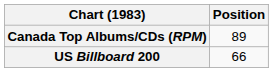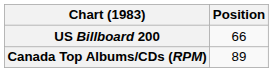rows swapped: (107, 36) <-> (107, 57)
